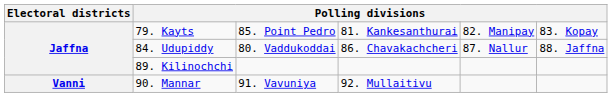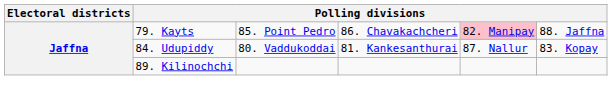(399, 31) 81. Kankesanthurai -> (399, 31) 86. Chavakachcheri
(499, 31) no background -> (499, 31) pink background
(569, 31) 83. Kopay -> (572, 31) 88. Jaffna
(399, 48) 86. Chavakachcheri -> (399, 48) 81. Kankesanthurai
(572, 48) 88. Jaffna -> (569, 48) 83. Kopay
- row: (168, 84)
